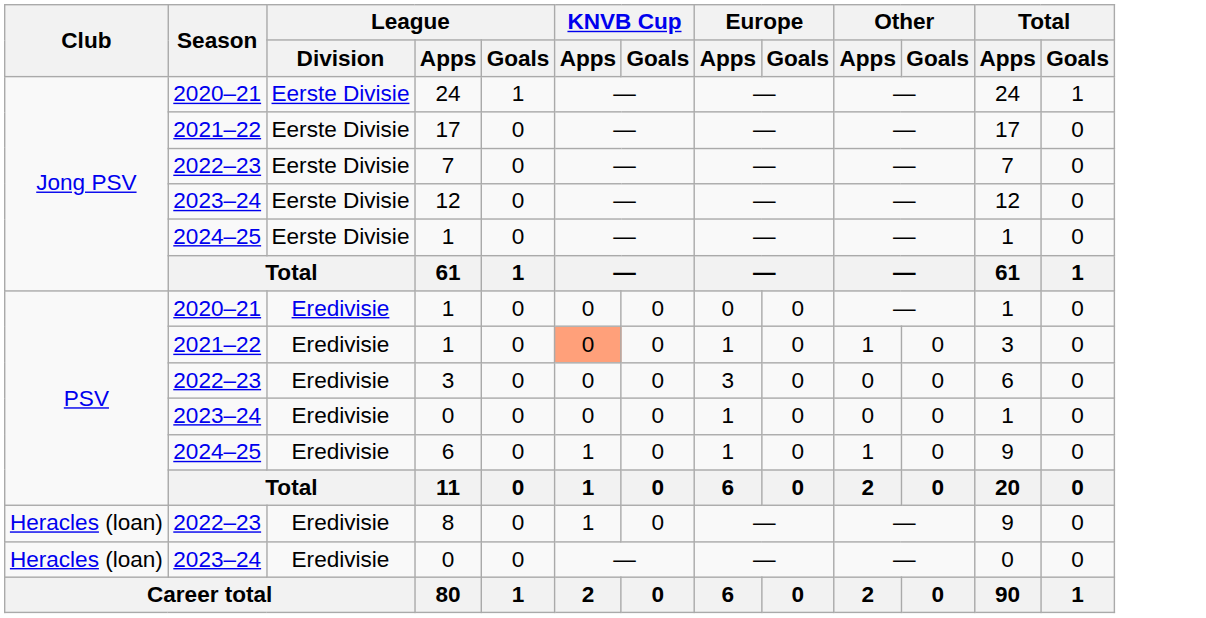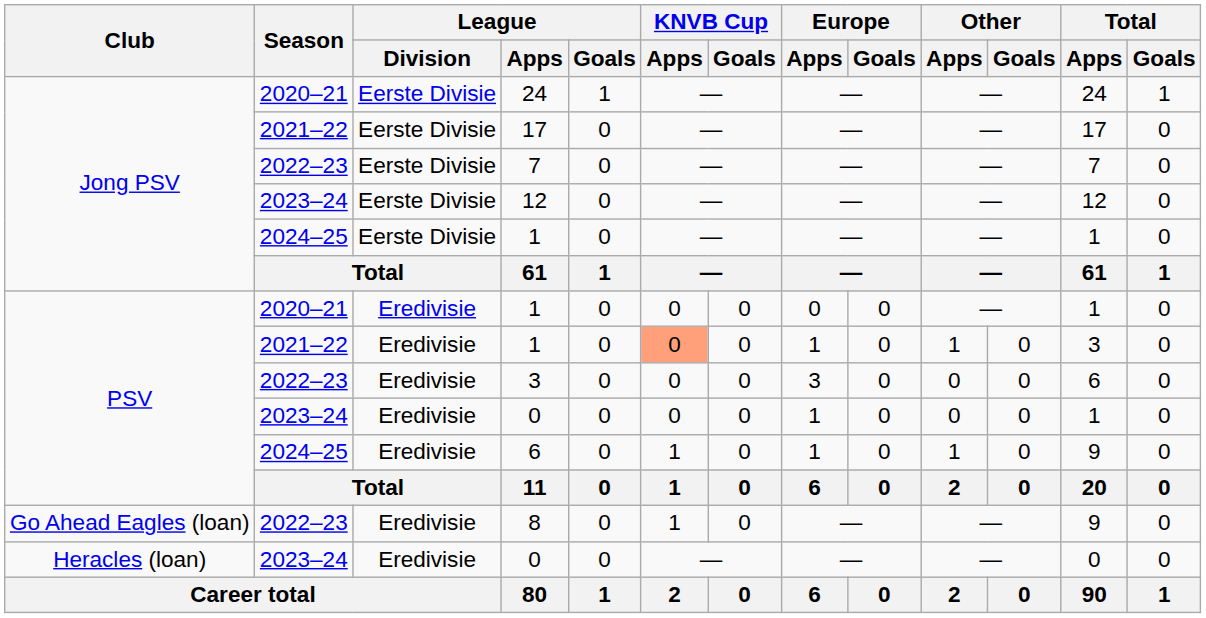(86, 523) Heracles (loan) -> (130, 523) Go Ahead Eagles (loan)
